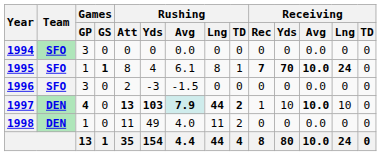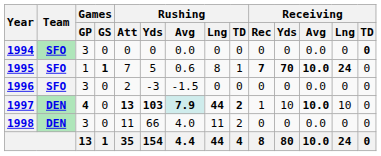(367, 50) normal -> (367, 50) bold
(127, 68) 8 -> (127, 68) 7
(153, 68) 4 -> (153, 68) 5
(185, 68) 6.1 -> (185, 68) 0.6
(85, 123) 1 -> (85, 123) 3
(153, 123) 49 -> (153, 123) 66
